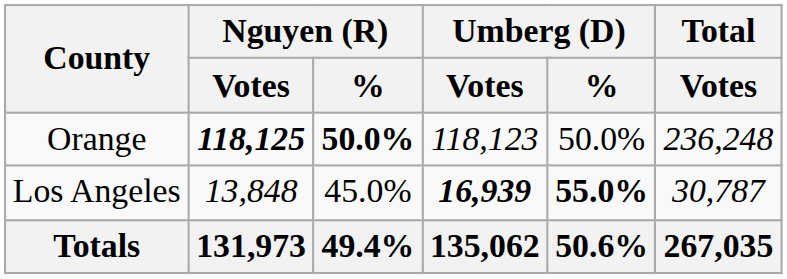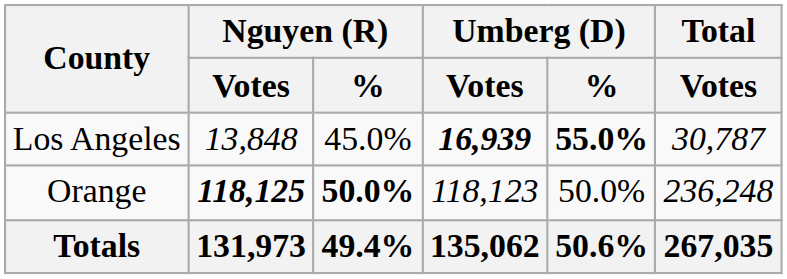rows swapped: (97, 191) <-> (97, 138)
